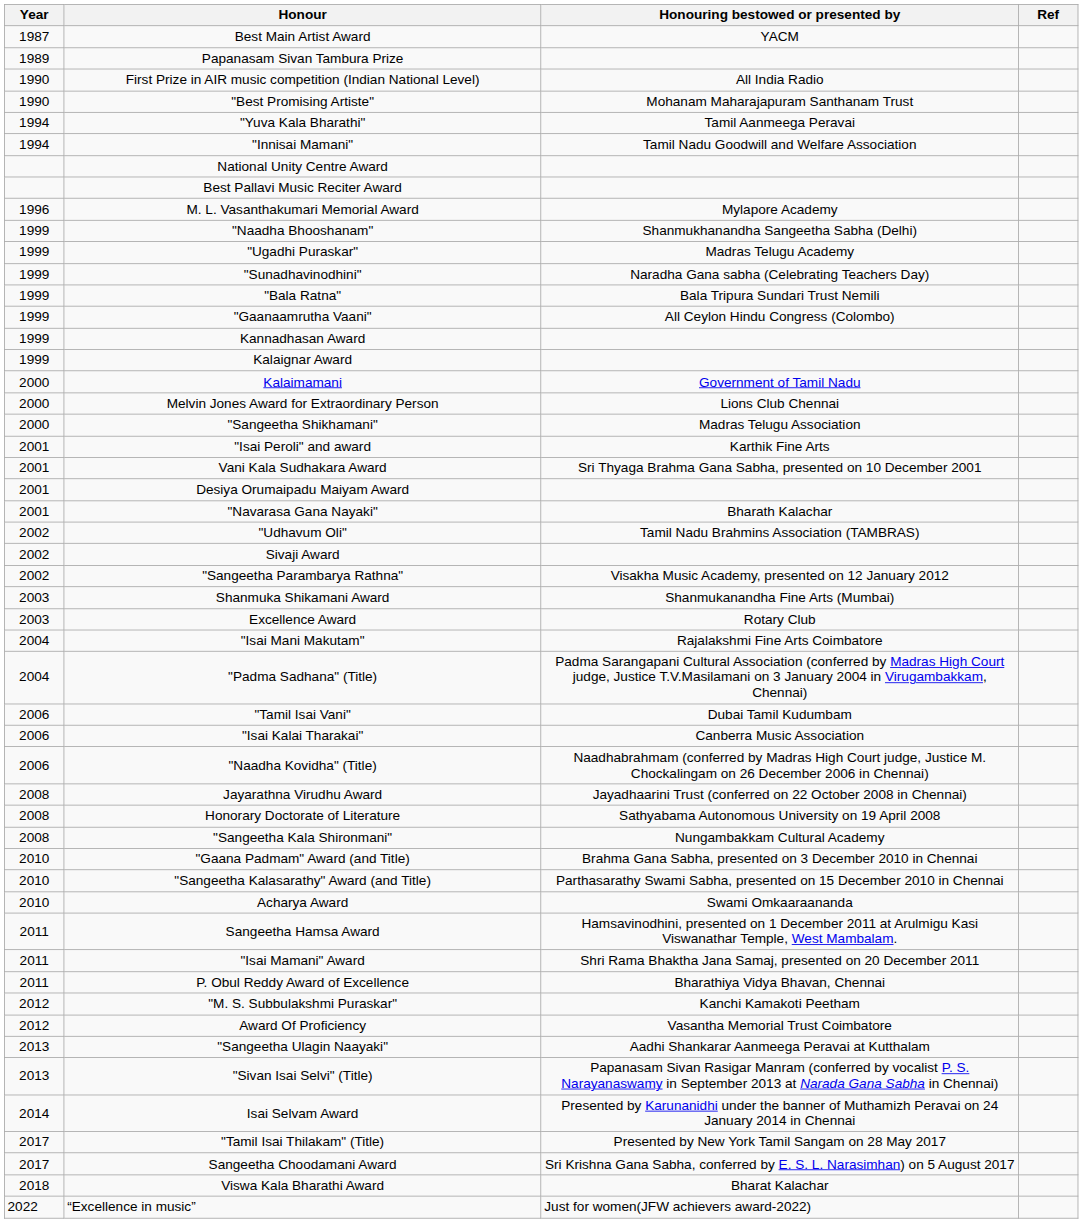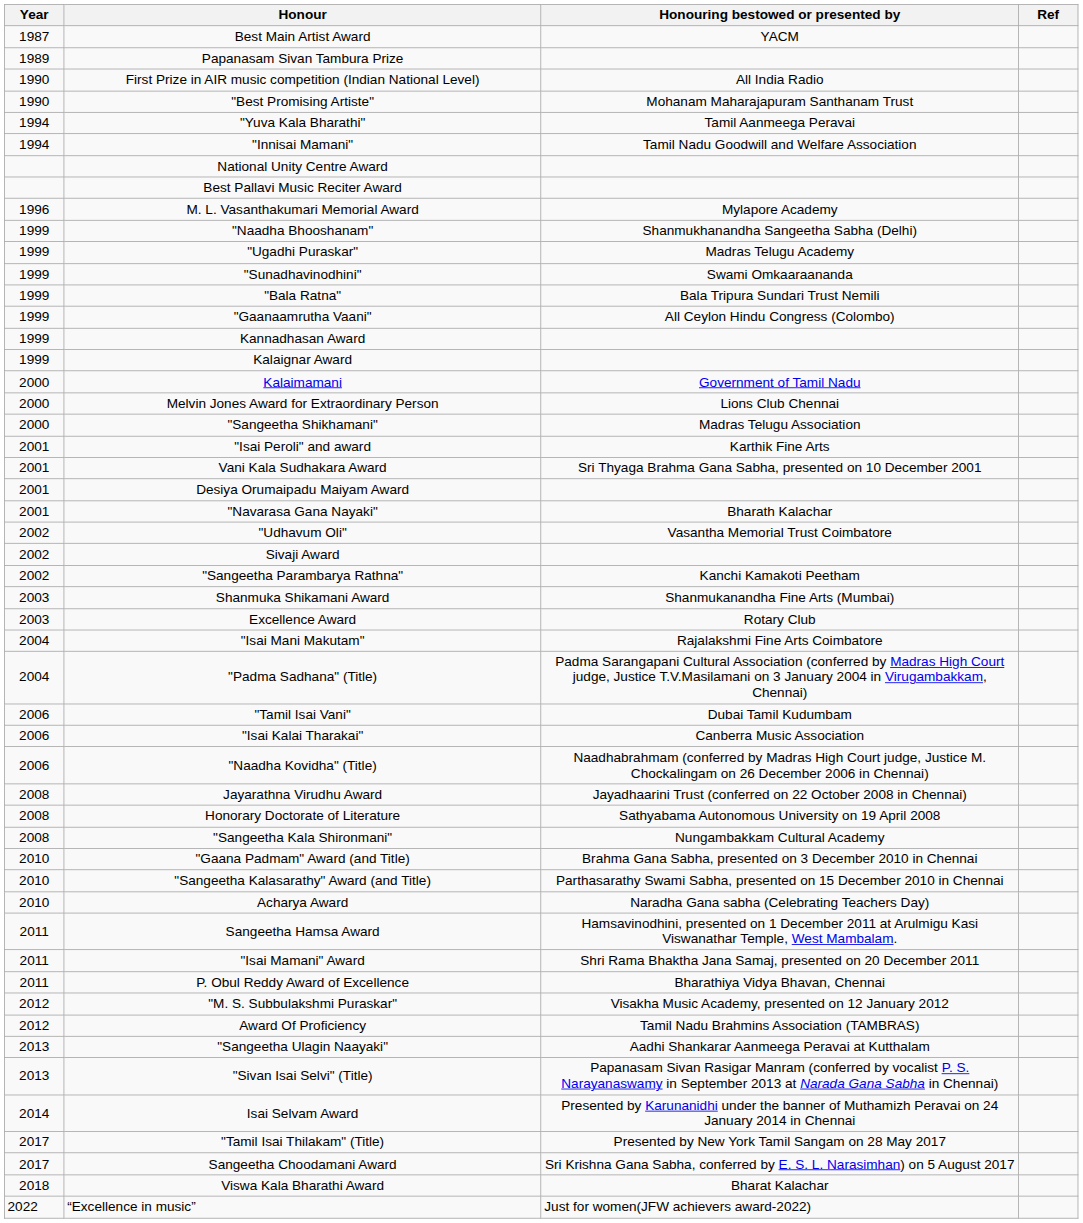(780, 274) Naradha Gana sabha (Celebrating Teachers Day) -> (780, 274) Swami Omkaaraananda
(780, 532) Tamil Nadu Brahmins Association (TAMBRAS) -> (780, 532) Vasantha Memorial Trust Coimbatore
(780, 576) Visakha Music Academy, presented on 12 January 2012 -> (780, 576) Kanchi Kamakoti Peetham
(780, 902) Swami Omkaaraananda -> (780, 902) Naradha Gana sabha (Celebrating Teachers Day)
(780, 1003) Kanchi Kamakoti Peetham -> (780, 1003) Visakha Music Academy, presented on 12 January 2012
(780, 1025) Vasantha Memorial Trust Coimbatore -> (780, 1025) Tamil Nadu Brahmins Association (TAMBRAS)
